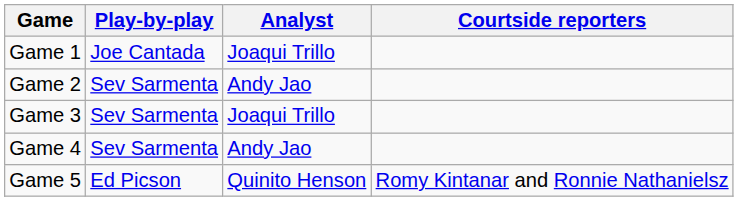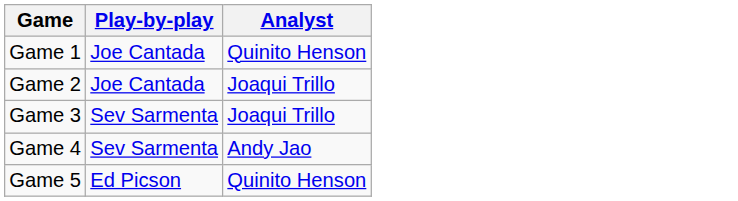- column: (552, 20)
(281, 52) Joaqui Trillo -> (297, 52) Quinito Henson
(154, 84) Sev Sarmenta -> (147, 84) Joe Cantada
(269, 84) Andy Jao -> (281, 84) Joaqui Trillo
